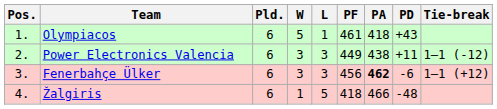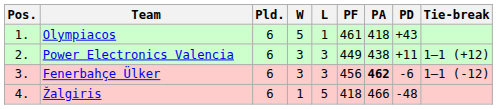(457, 54) 1–1 (-12) -> (457, 54) 1–1 (+12)
(457, 74) 1–1 (+12) -> (457, 74) 1–1 (-12)
